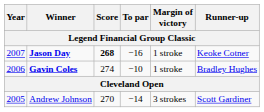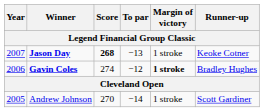(135, 53) −16 -> (135, 53) −13
(135, 69) −10 -> (135, 69) −12
(168, 69) normal -> (169, 69) bold
(169, 99) 3 strokes -> (168, 99) 1 stroke
